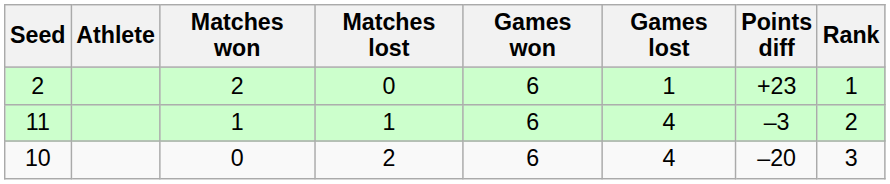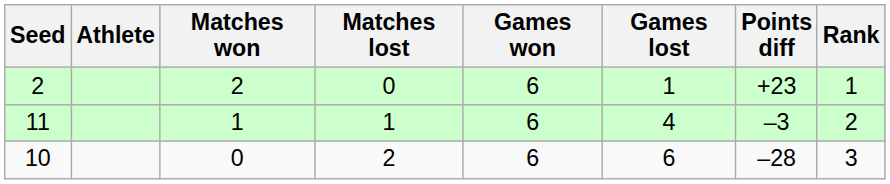(669, 159) 4 -> (669, 159) 6
(777, 159) –20 -> (777, 159) –28
